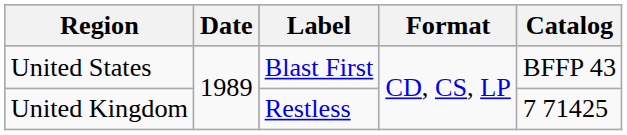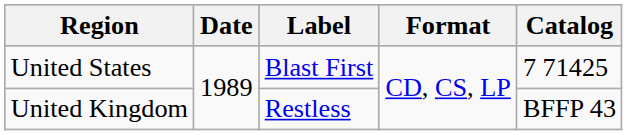(569, 66) BFFP 43 -> (566, 66) 7 71425
(566, 108) 7 71425 -> (569, 108) BFFP 43
